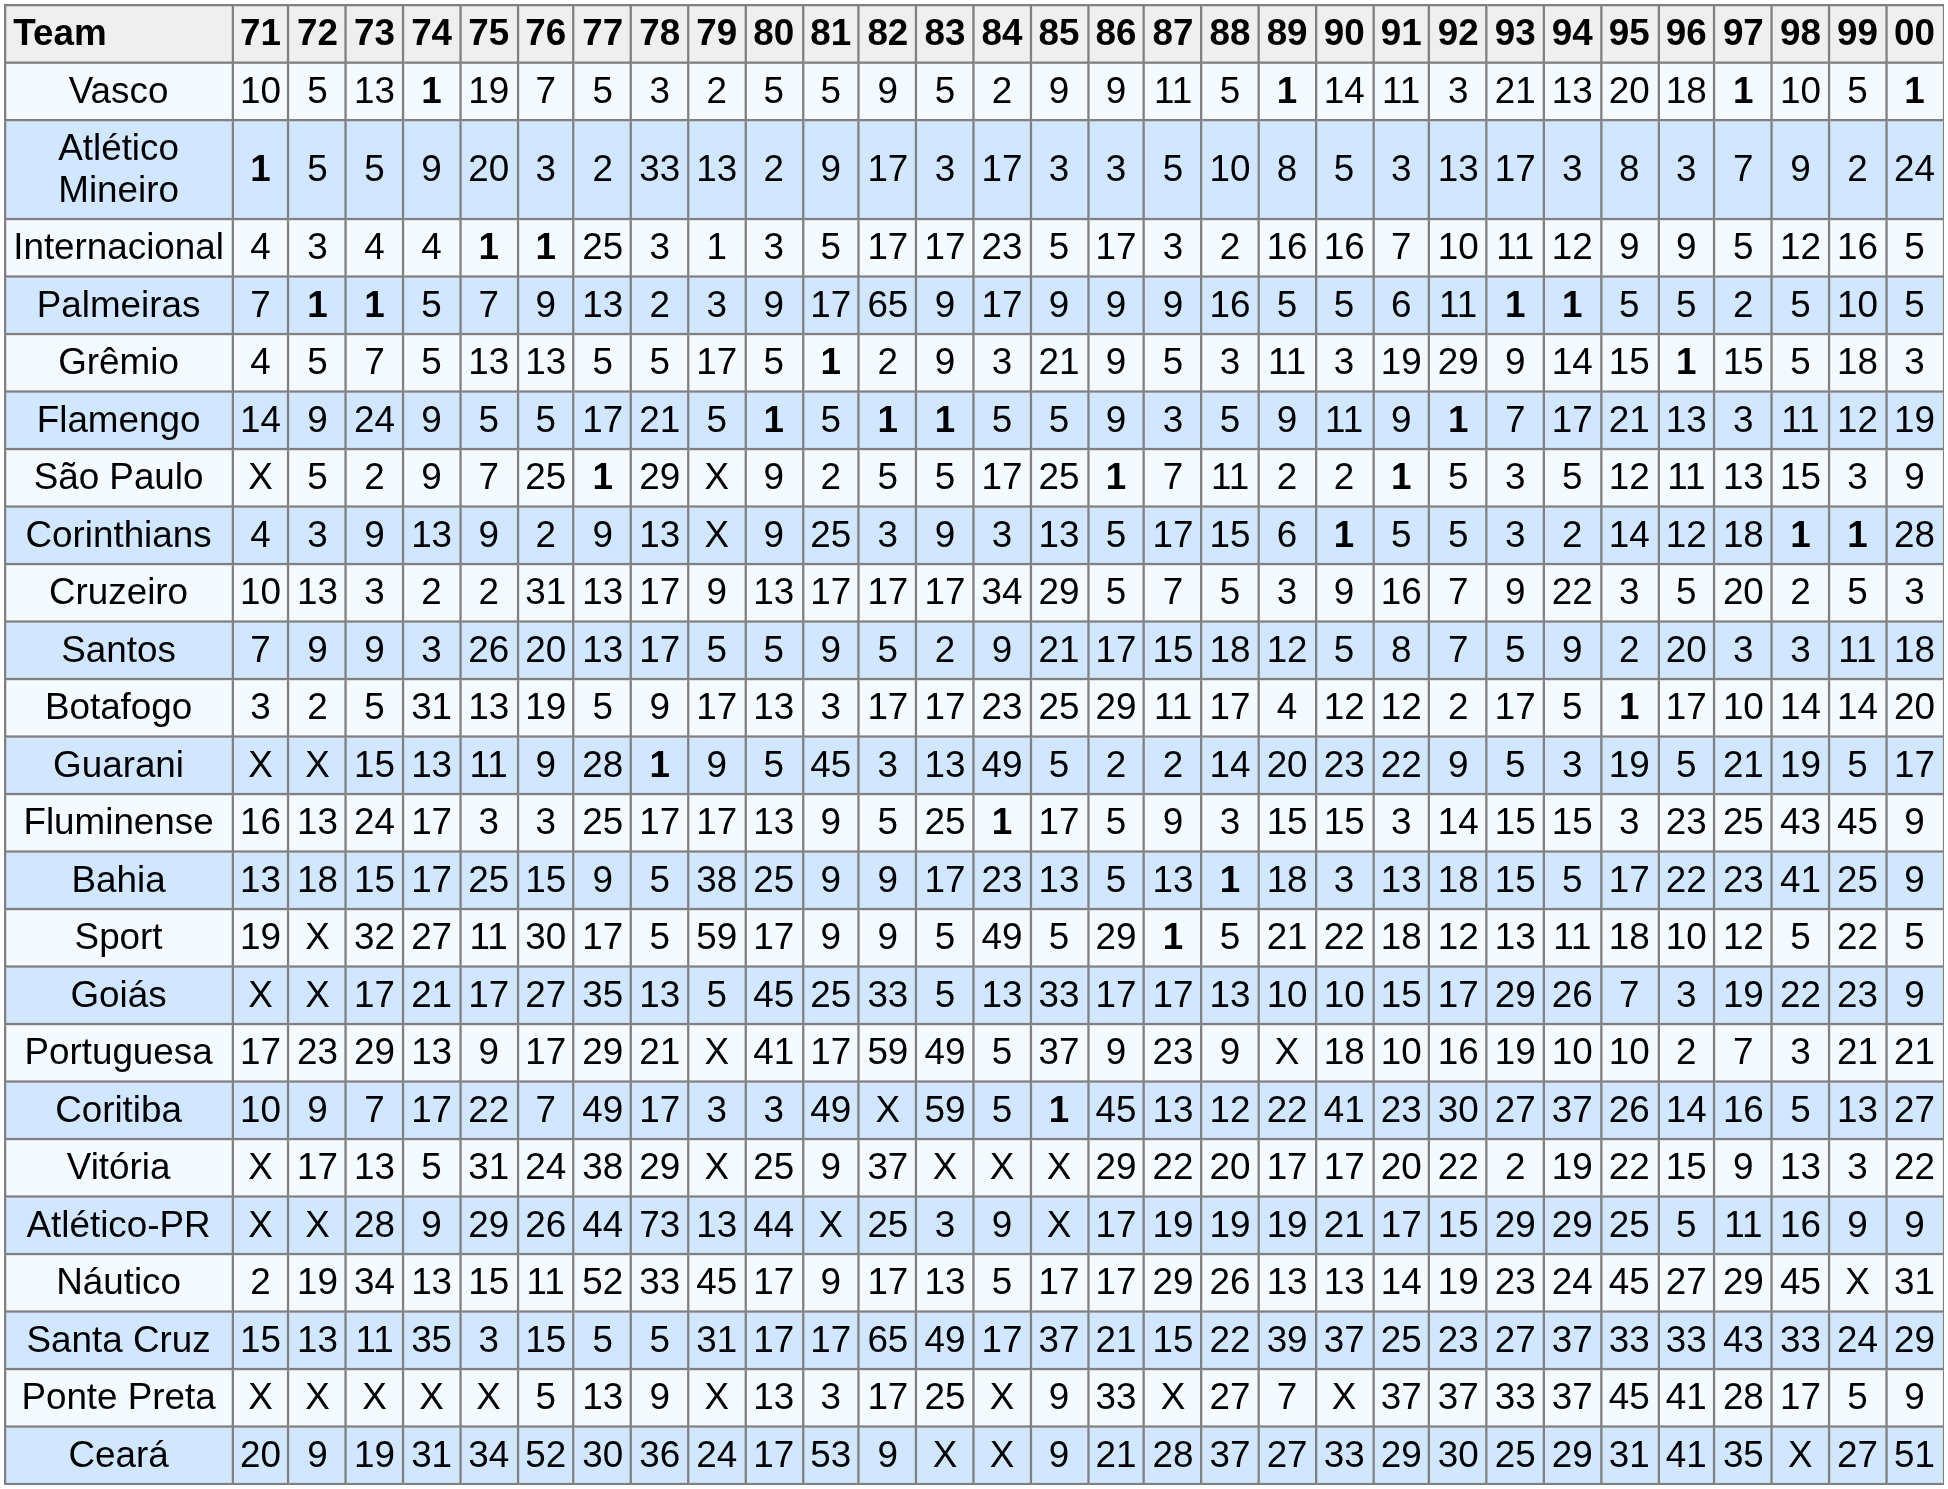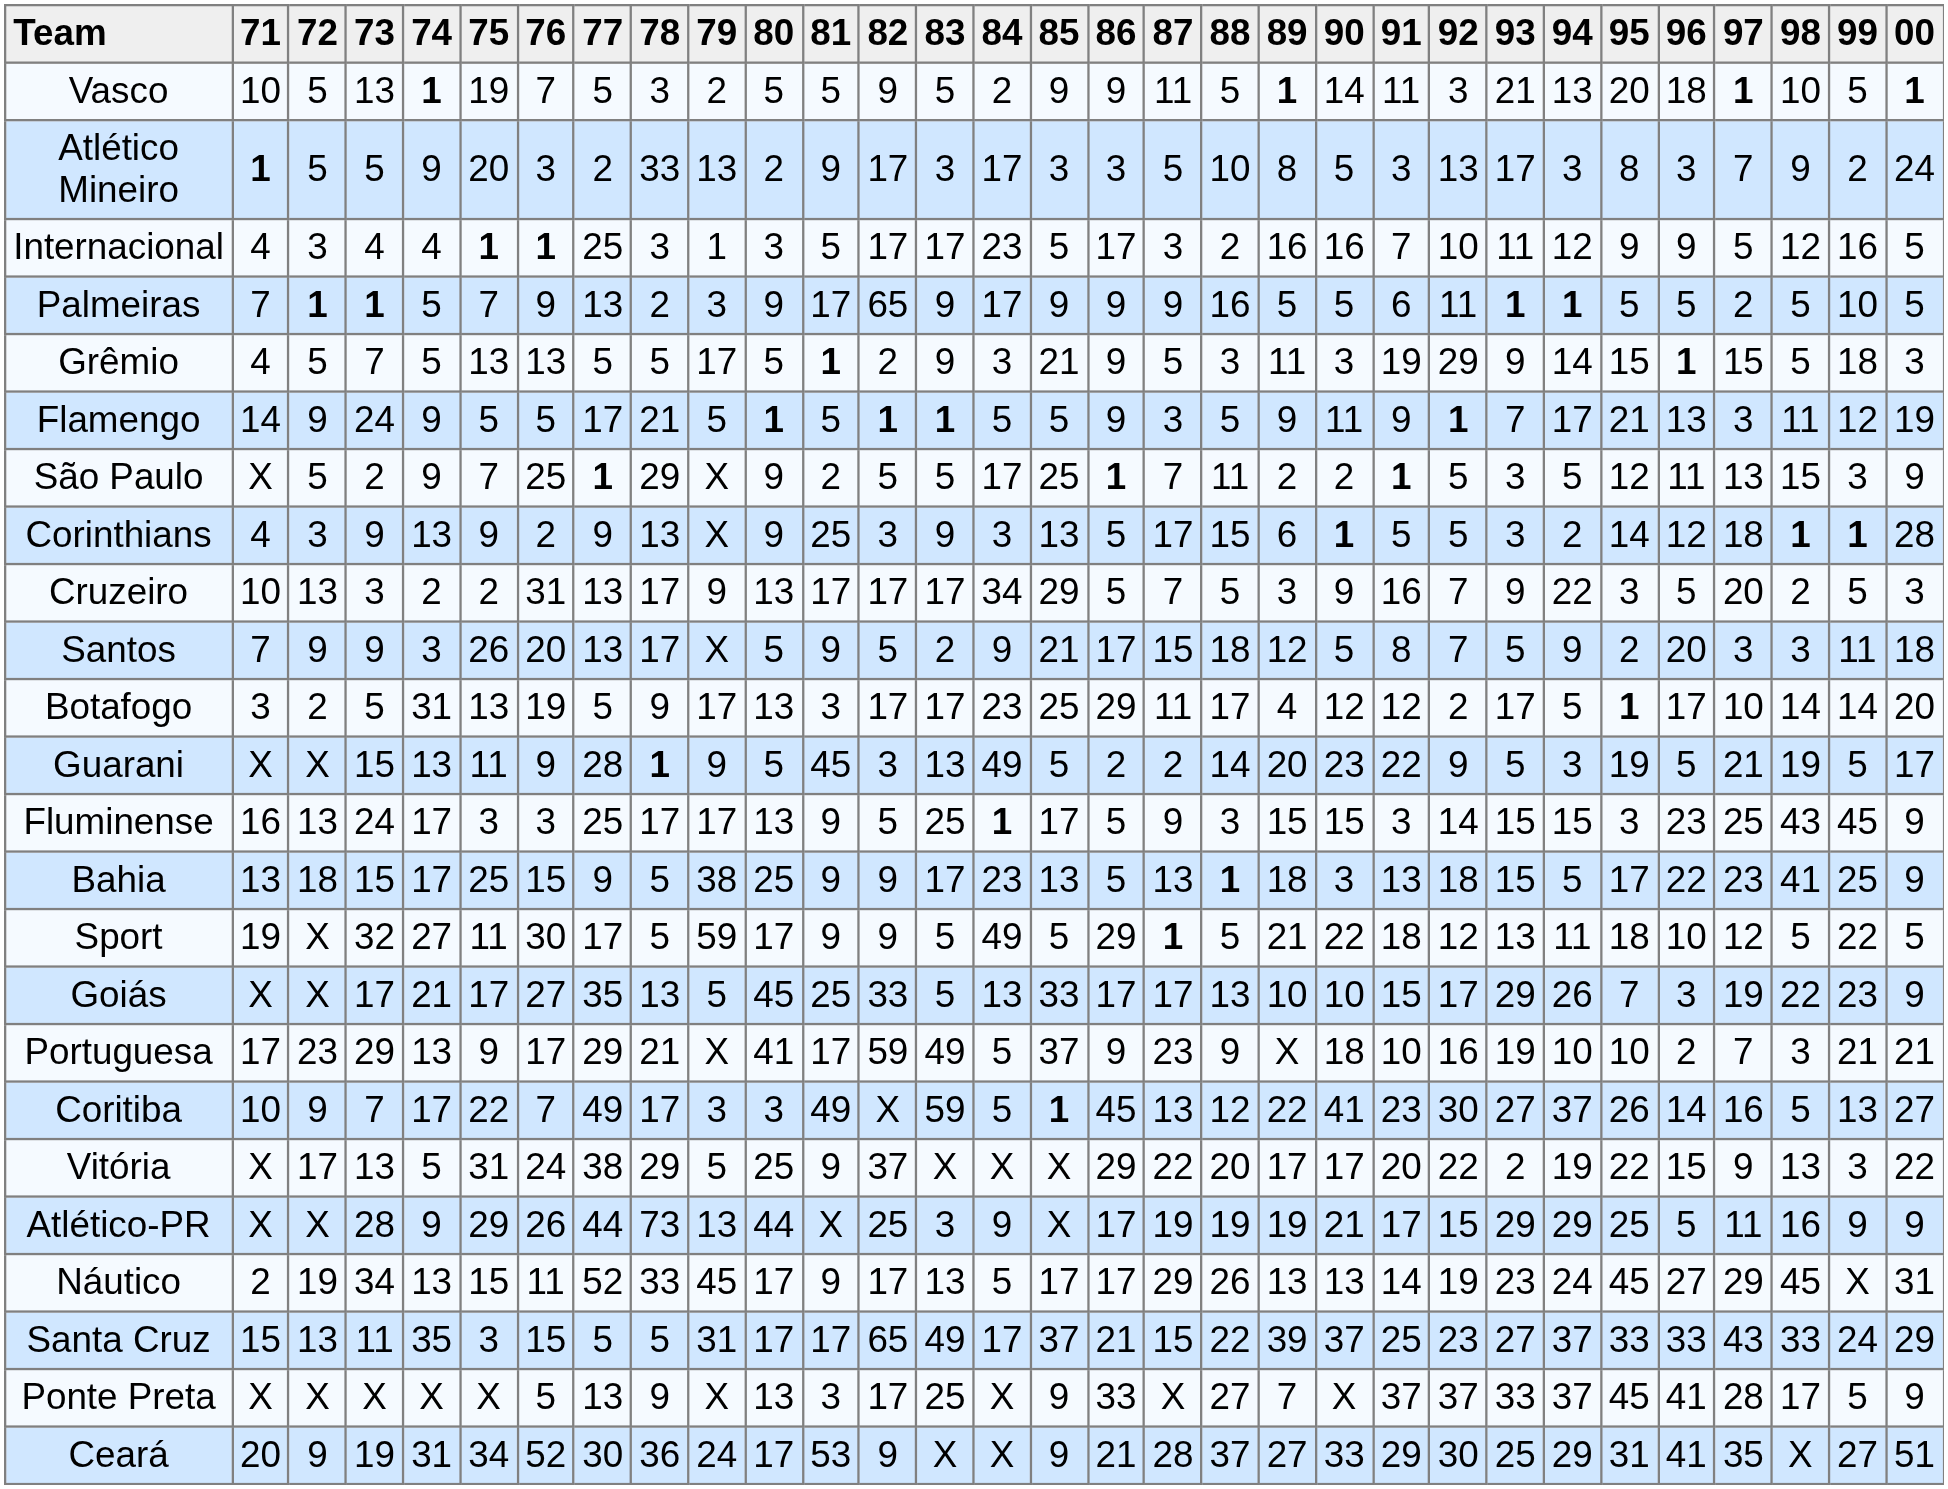(717, 649) 5 -> (717, 649) X
(717, 1167) X -> (717, 1167) 5
